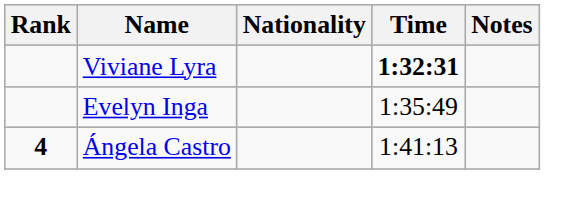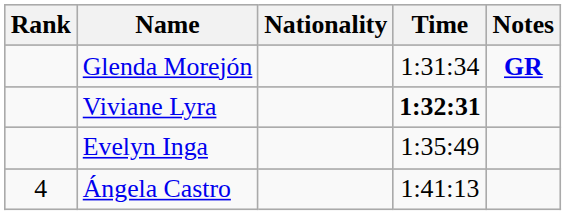+ row: (168, 65)
(41, 147) bold -> (41, 188) normal
